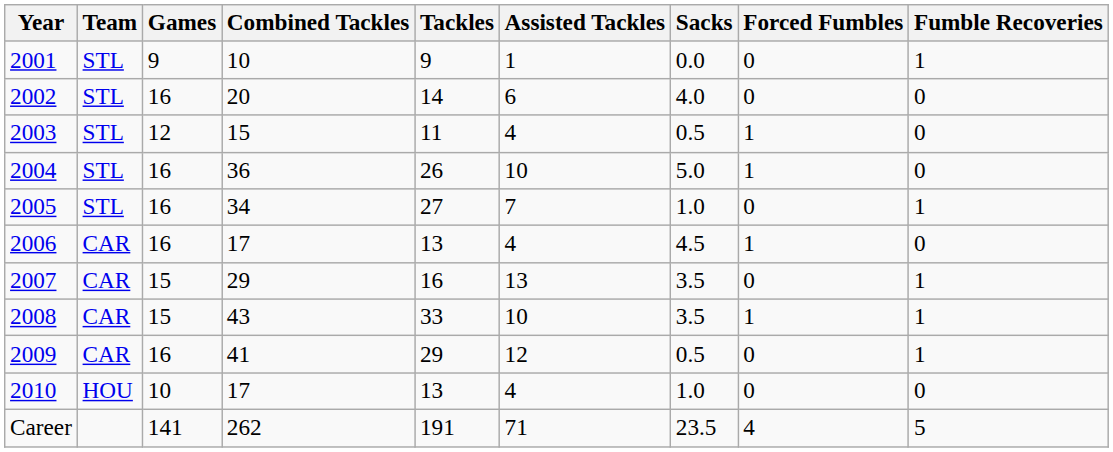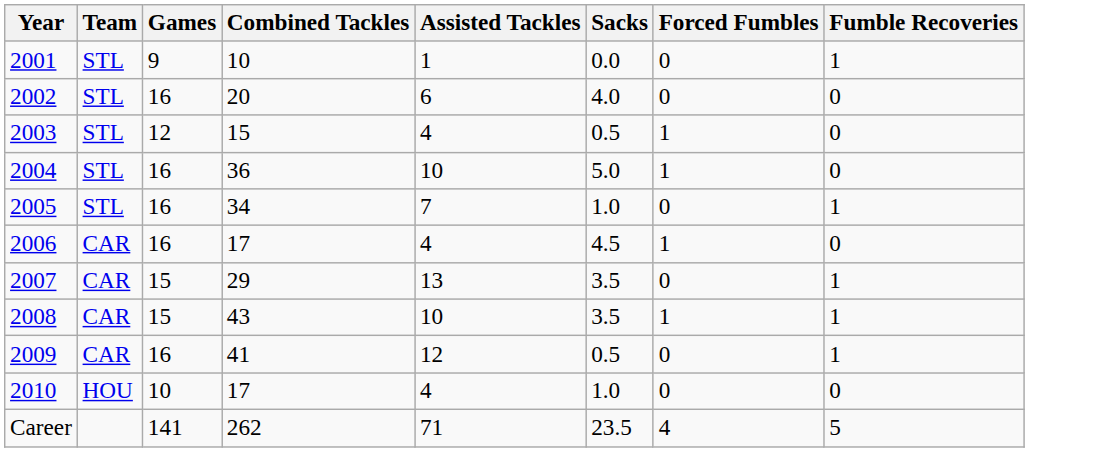- column: (457, 22)
